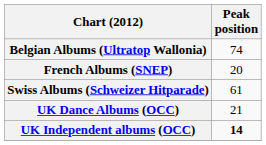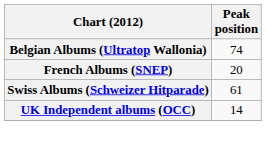- row: (108, 110)
(236, 130) bold -> (236, 110) normal
